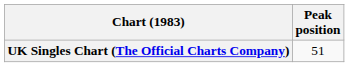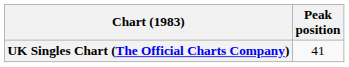(318, 51) 51 -> (318, 51) 41
